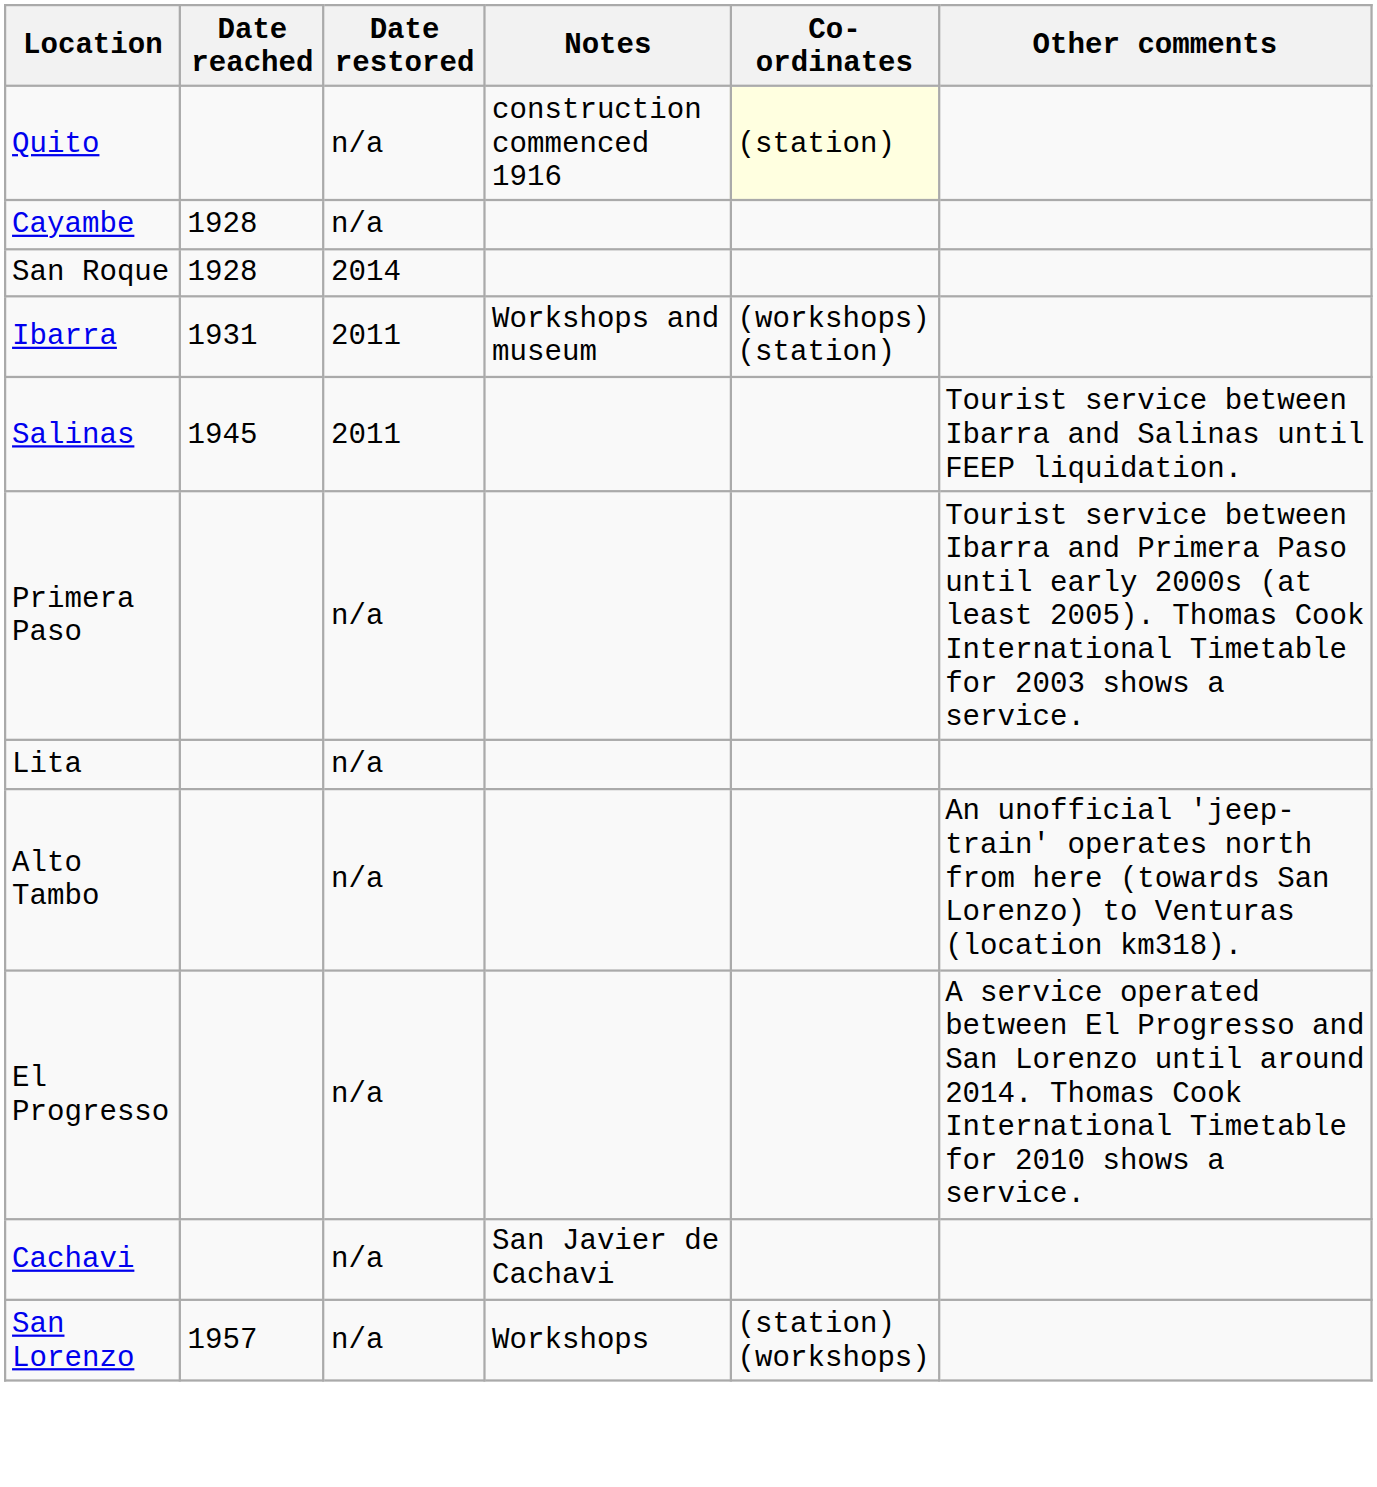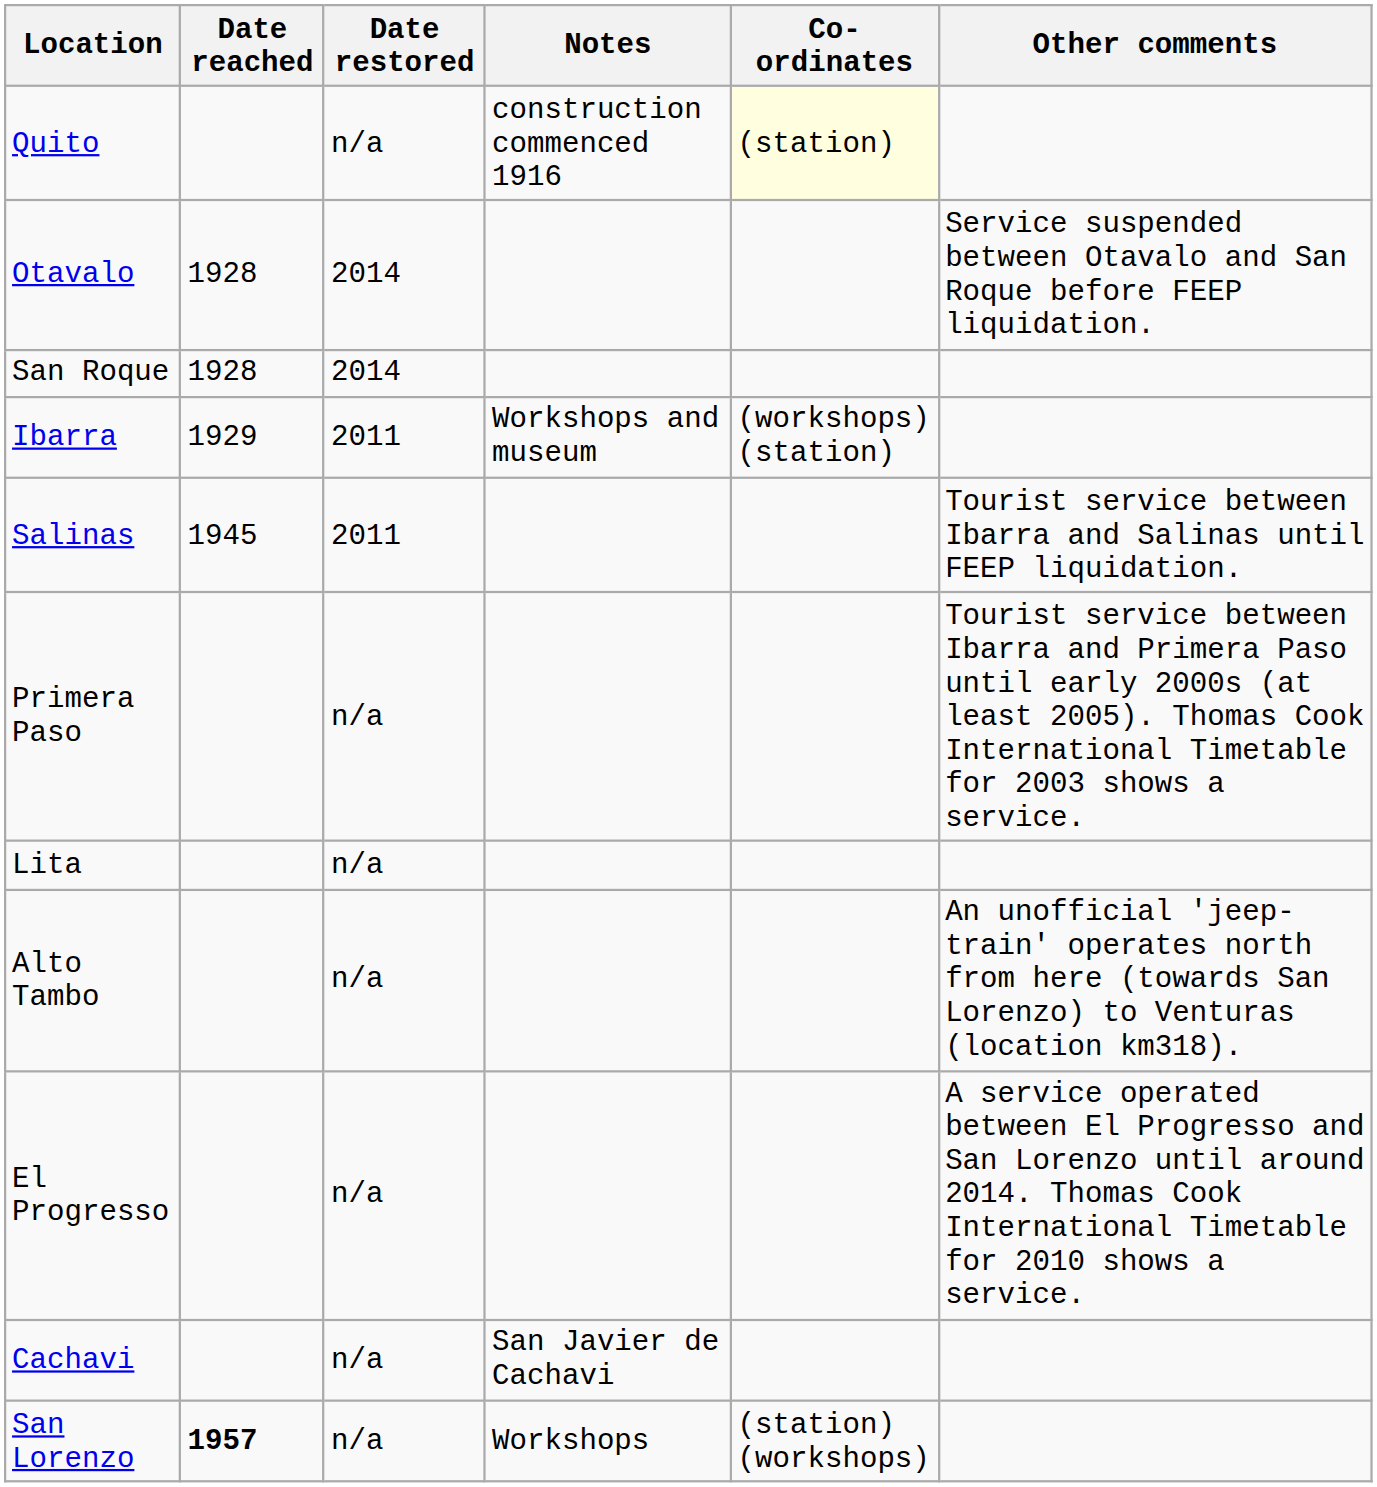- row: (73, 225)
+ row: (73, 275)
(223, 336) 1931 -> (223, 437) 1929
(223, 1341) normal -> (223, 1441) bold
